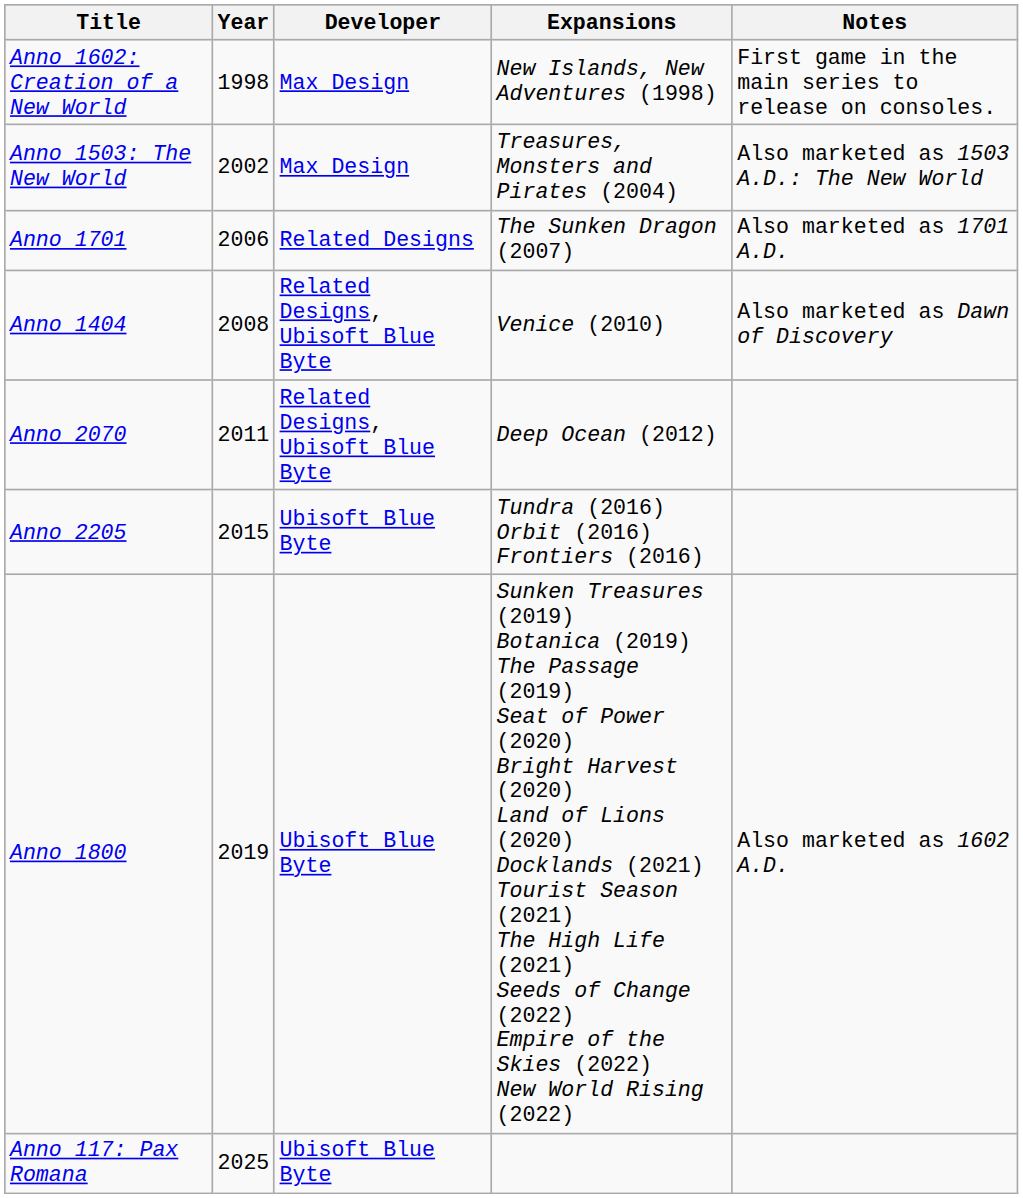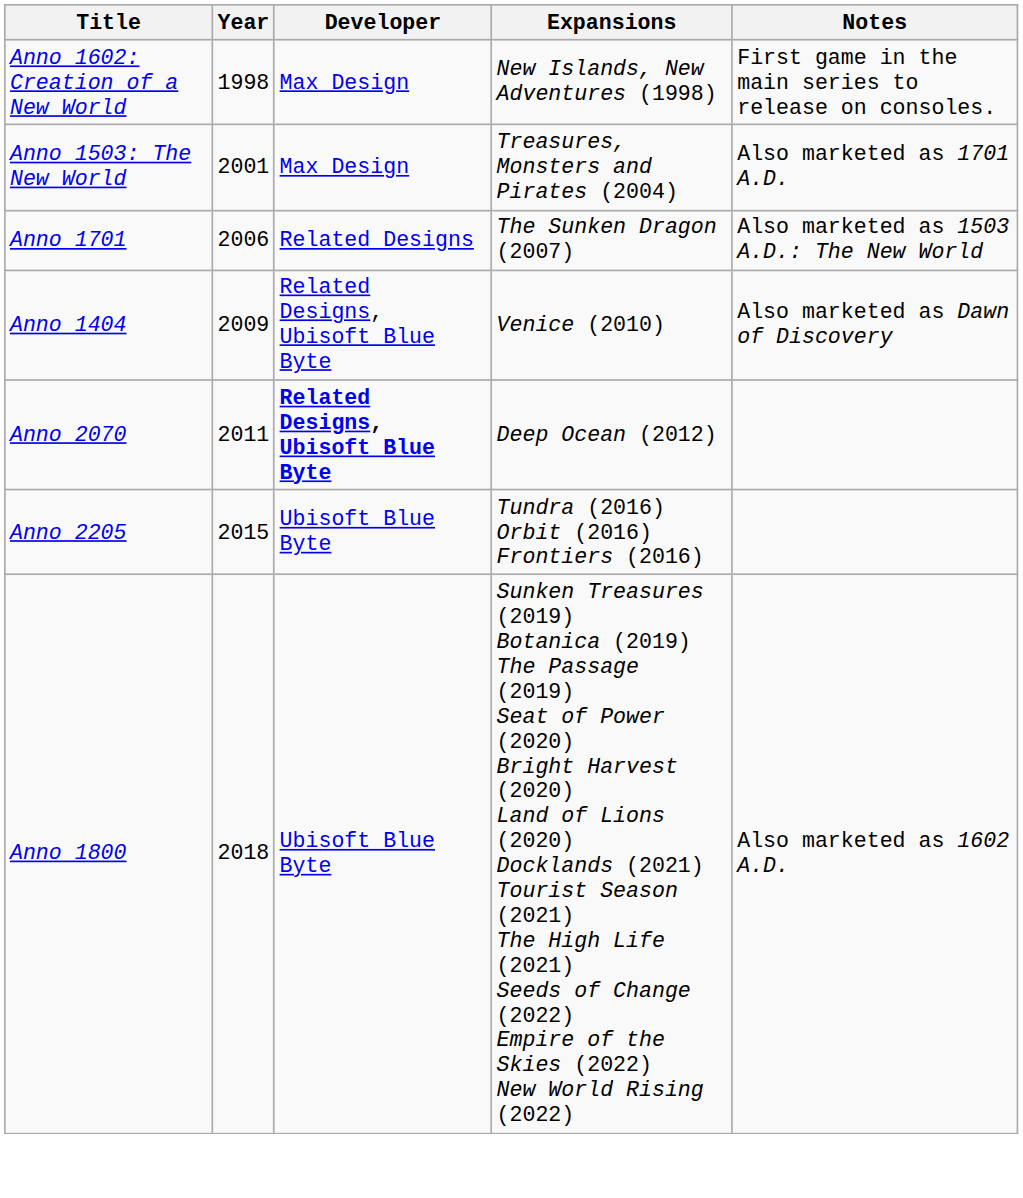(243, 167) 2002 -> (243, 167) 2001
(873, 167) Also marketed as 1503 A.D.: The New World -> (873, 167) Also marketed as 1701 A.D.
(873, 240) Also marketed as 1701 A.D. -> (873, 240) Also marketed as 1503 A.D.: The New World
(243, 325) 2008 -> (243, 325) 2009
(357, 435) normal -> (357, 435) bold
(243, 854) 2019 -> (243, 854) 2018
- row: (94, 1163)
